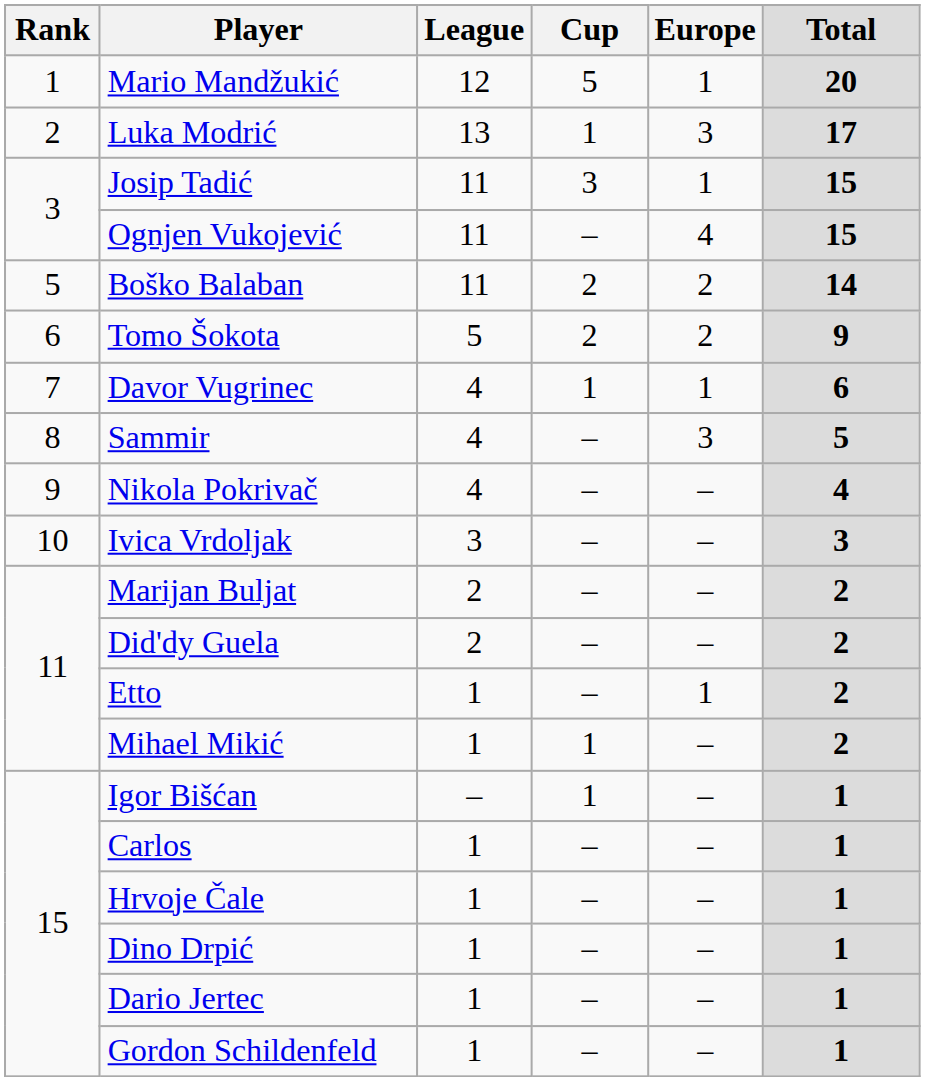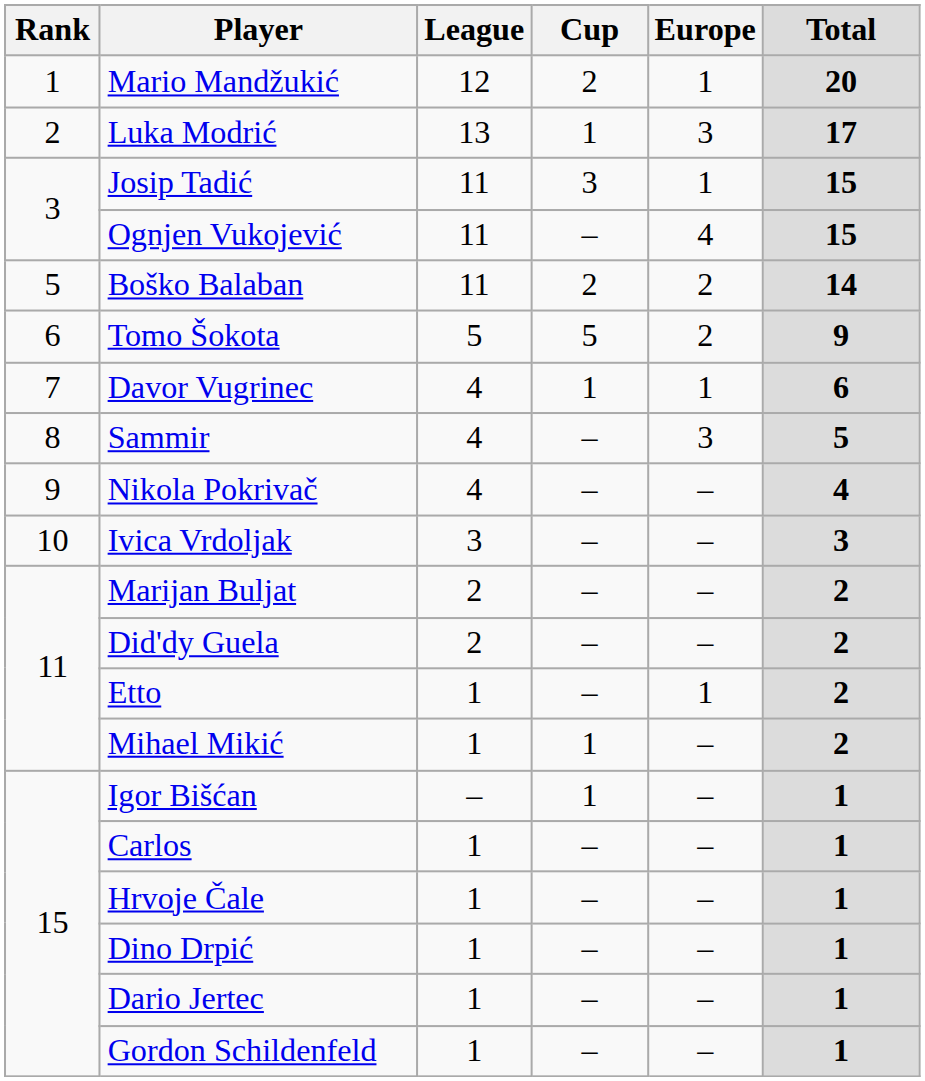(590, 81) 5 -> (590, 81) 2
(590, 336) 2 -> (590, 336) 5
